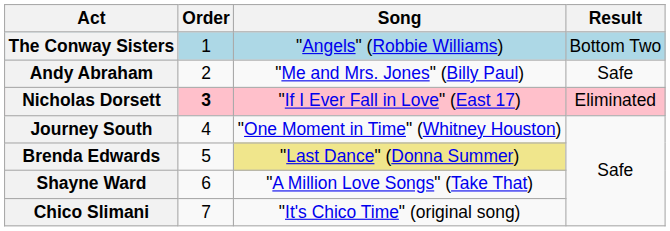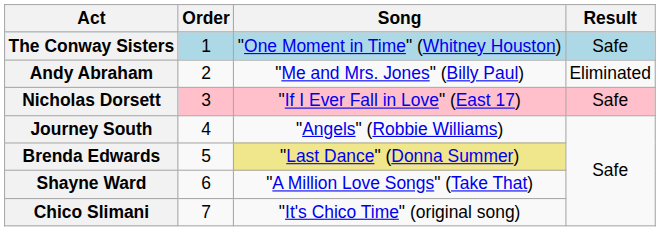(400, 45) "Angels" (Robbie Williams) -> (400, 45) "One Moment in Time" (Whitney Houston)
(615, 45) Bottom Two -> (610, 45) Safe
(615, 73) Safe -> (610, 73) Eliminated
(206, 101) bold -> (206, 101) normal
(615, 101) Eliminated -> (610, 101) Safe
(400, 128) "One Moment in Time" (Whitney Houston) -> (400, 128) "Angels" (Robbie Williams)
